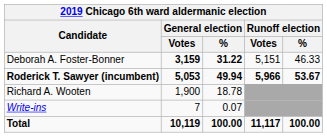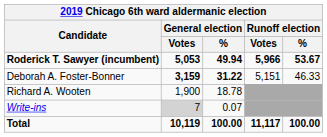rows swapped: (83, 76) <-> (65, 60)
(197, 108) no background -> (197, 108) lightgrey background
